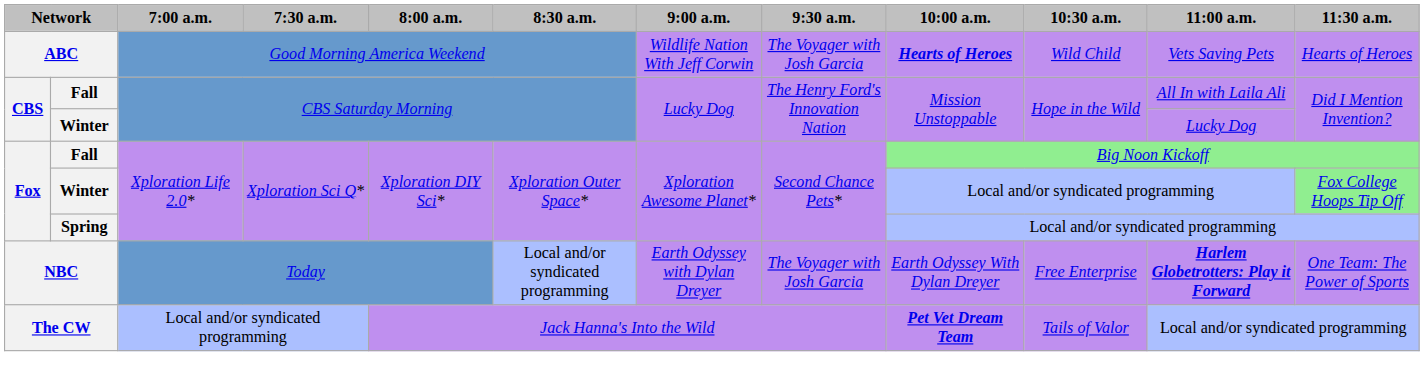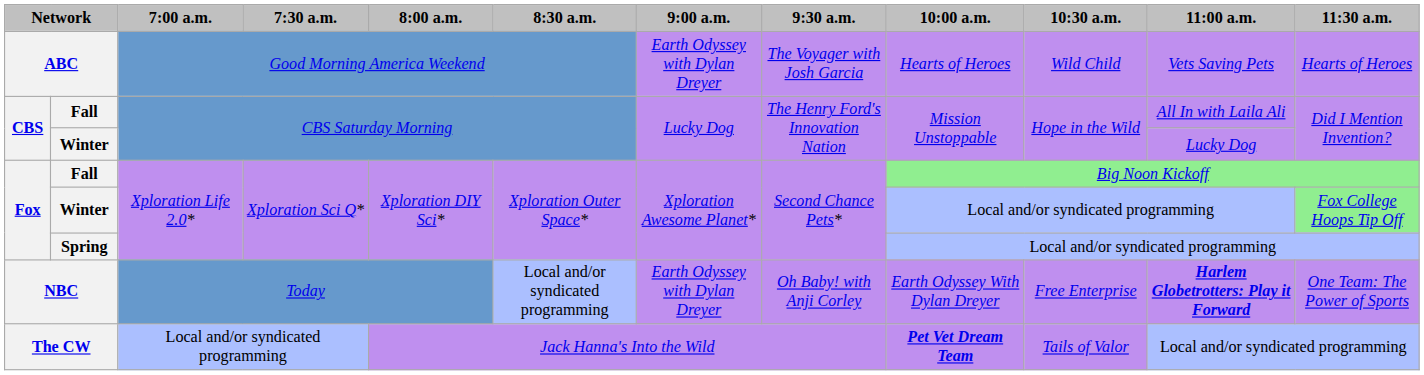(699, 54) Wildlife Nation With Jeff Corwin -> (699, 63) Earth Odyssey with Dylan Dreyer
(955, 54) bold -> (955, 63) normal
(824, 272) The Voyager with Josh Garcia -> (824, 292) Oh Baby! with Anji Corley
